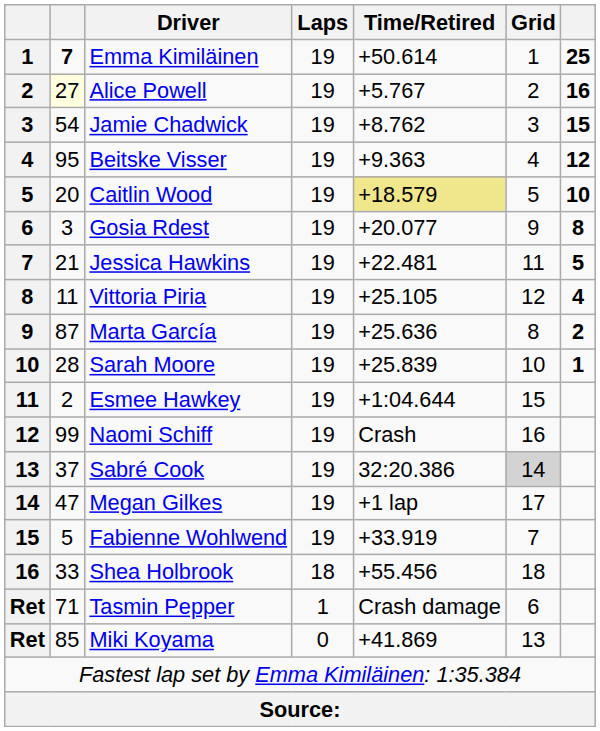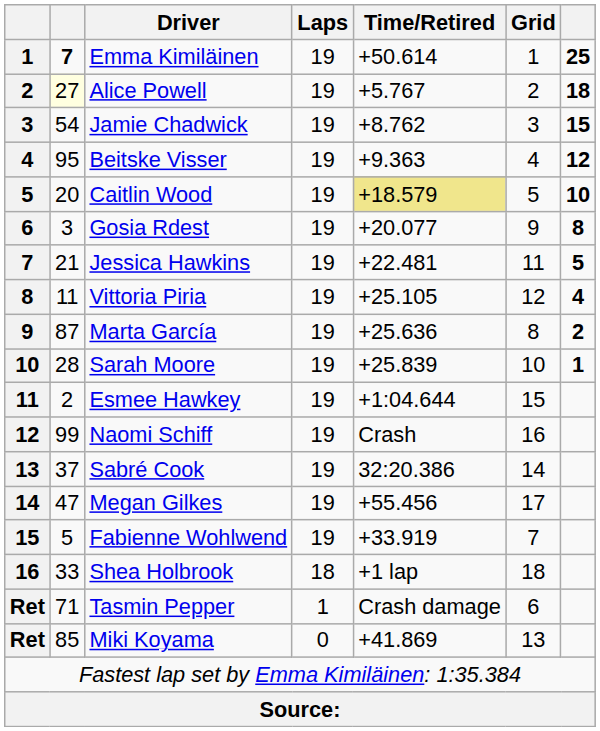(578, 91) 16 -> (578, 91) 18
(533, 469) lightgrey background -> (533, 469) no background
(388, 503) +1 lap -> (398, 503) +55.456
(398, 572) +55.456 -> (388, 572) +1 lap
